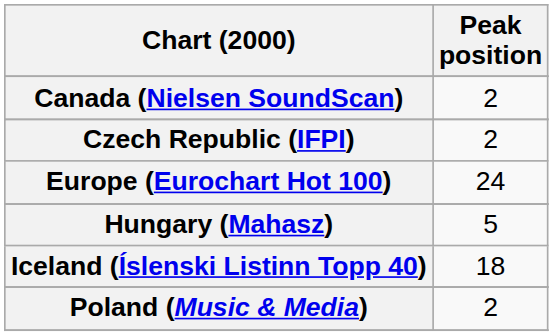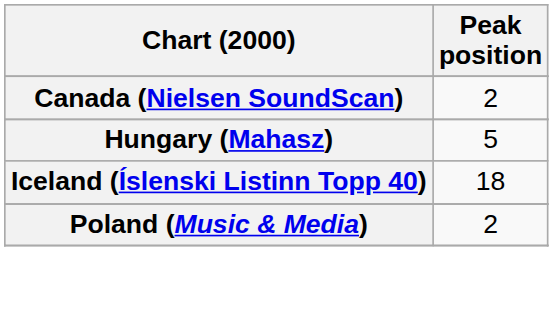- row: (219, 139)
- row: (219, 181)
